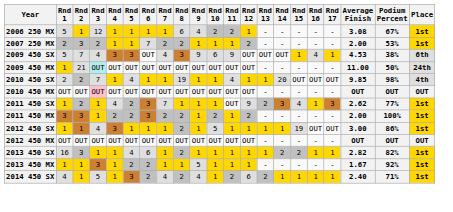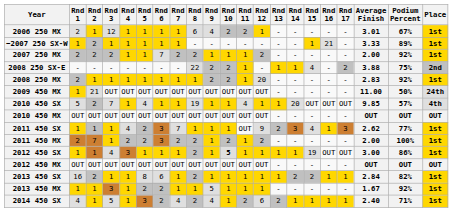(65, 31) 5 -> (78, 31) 2
(358, 31) 3.08 -> (371, 31) 3.01
+ row: (37, 43)
(81, 43) 3 -> (94, 55) 2
(392, 43) 53% -> (405, 55) 92%
+ row: (37, 68)
+ row: (37, 80)
- row: (30, 55)
(98, 68) paleturquoise background -> (111, 92) no background
(65, 80) 2 -> (78, 104) 5
(392, 80) 98% -> (405, 104) 57%
(98, 92) pink background -> (111, 116) no background
(81, 104) 2 -> (94, 128) 1
(65, 116) 3 -> (78, 141) 2
(81, 116) 3 -> (94, 141) 7
(215, 128) normal -> (228, 153) bold
(81, 153) 3 -> (94, 177) 2
(132, 153) 4 -> (145, 177) 8
(358, 153) 2.82 -> (371, 177) 2.84
